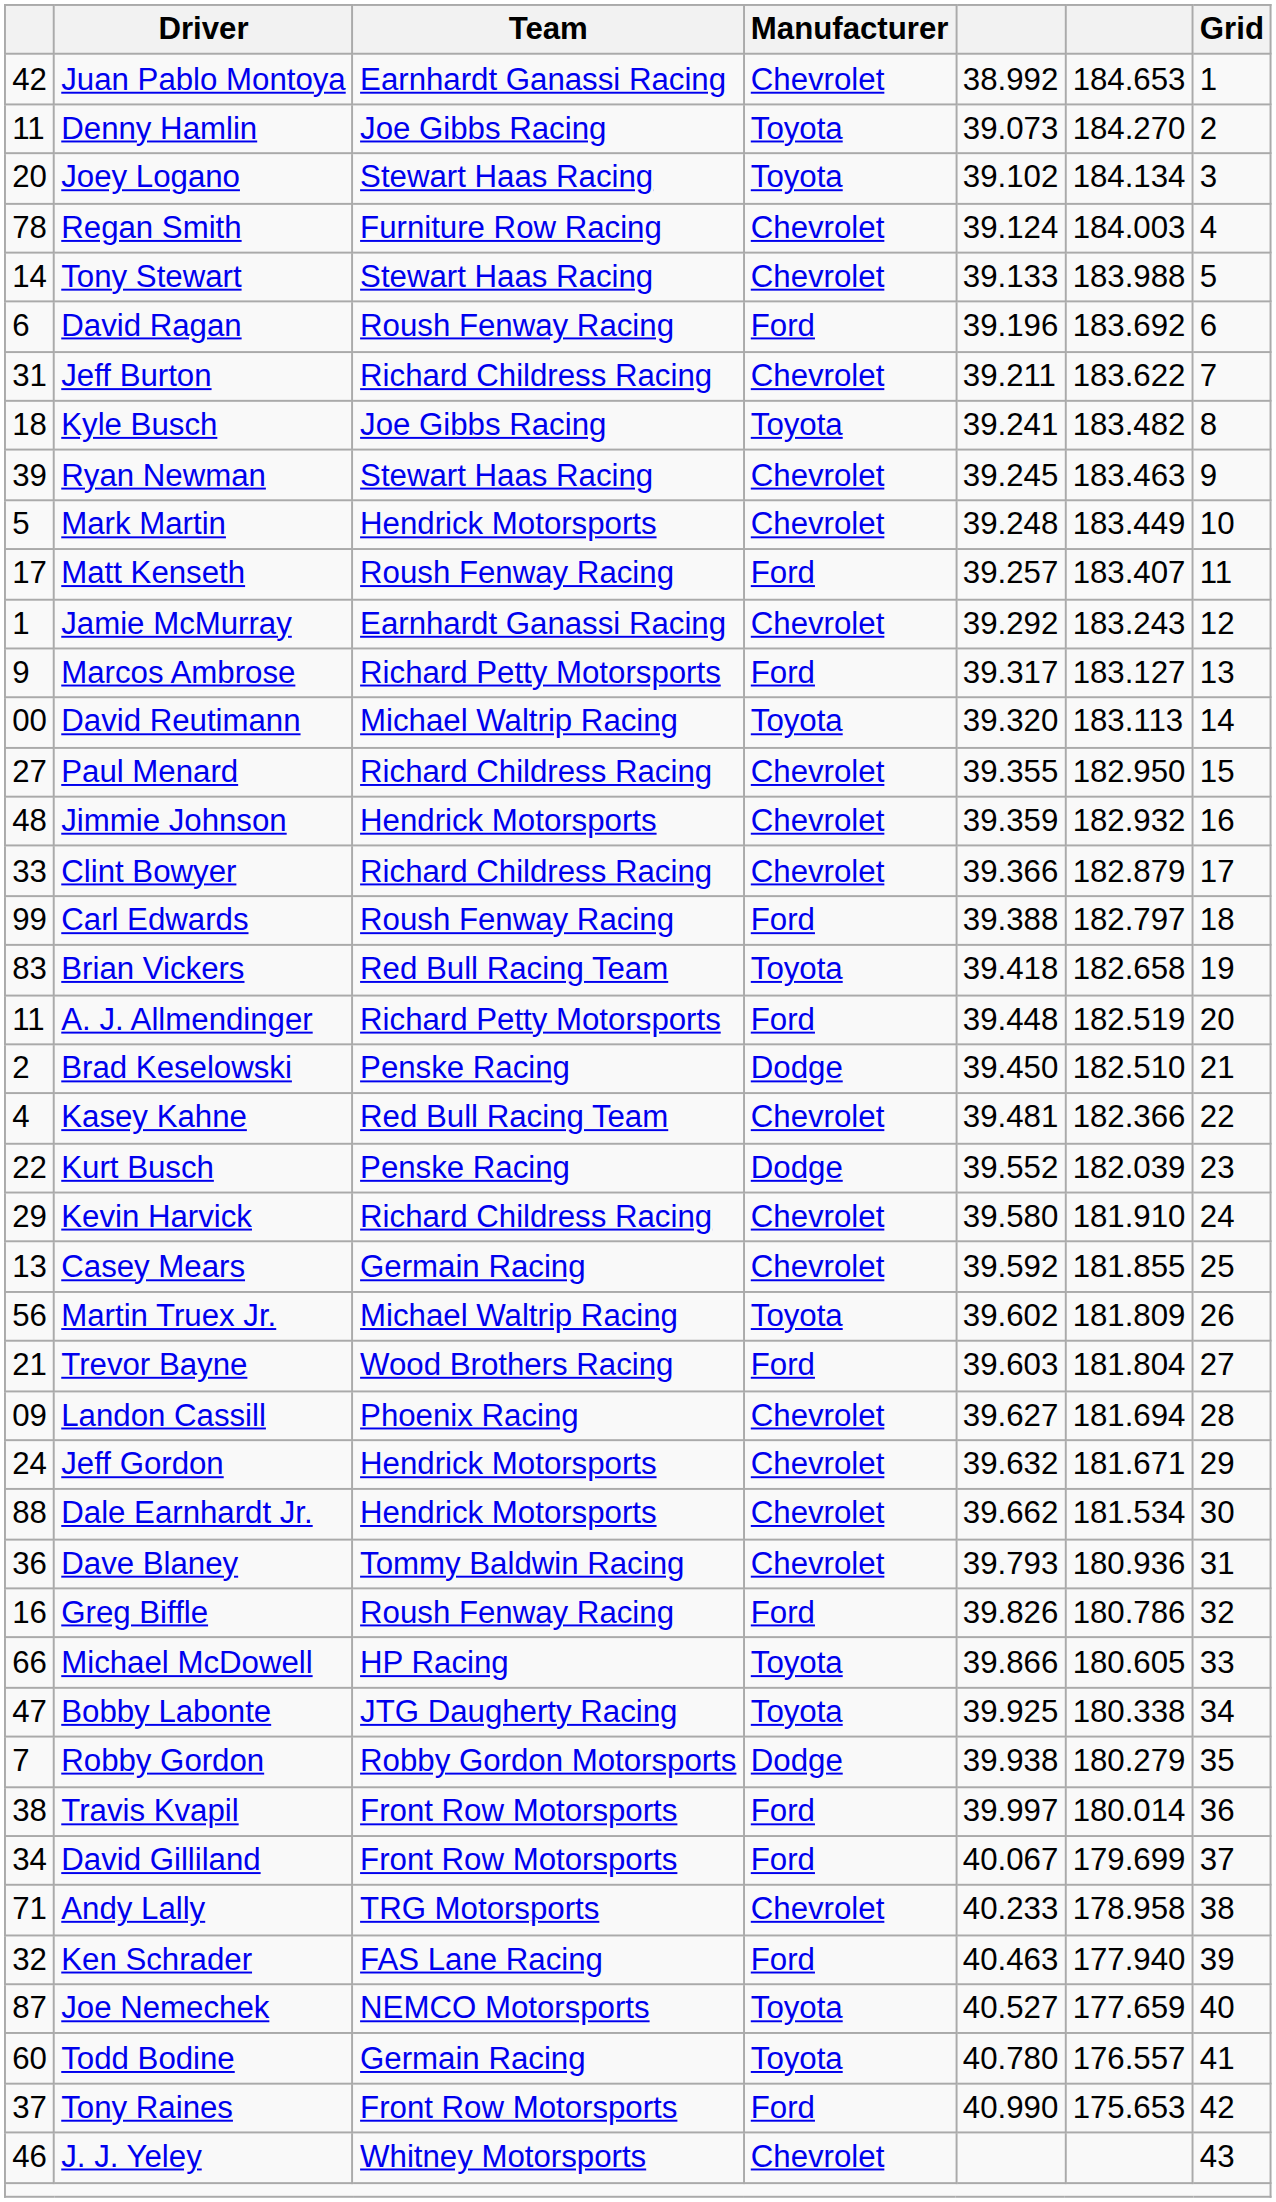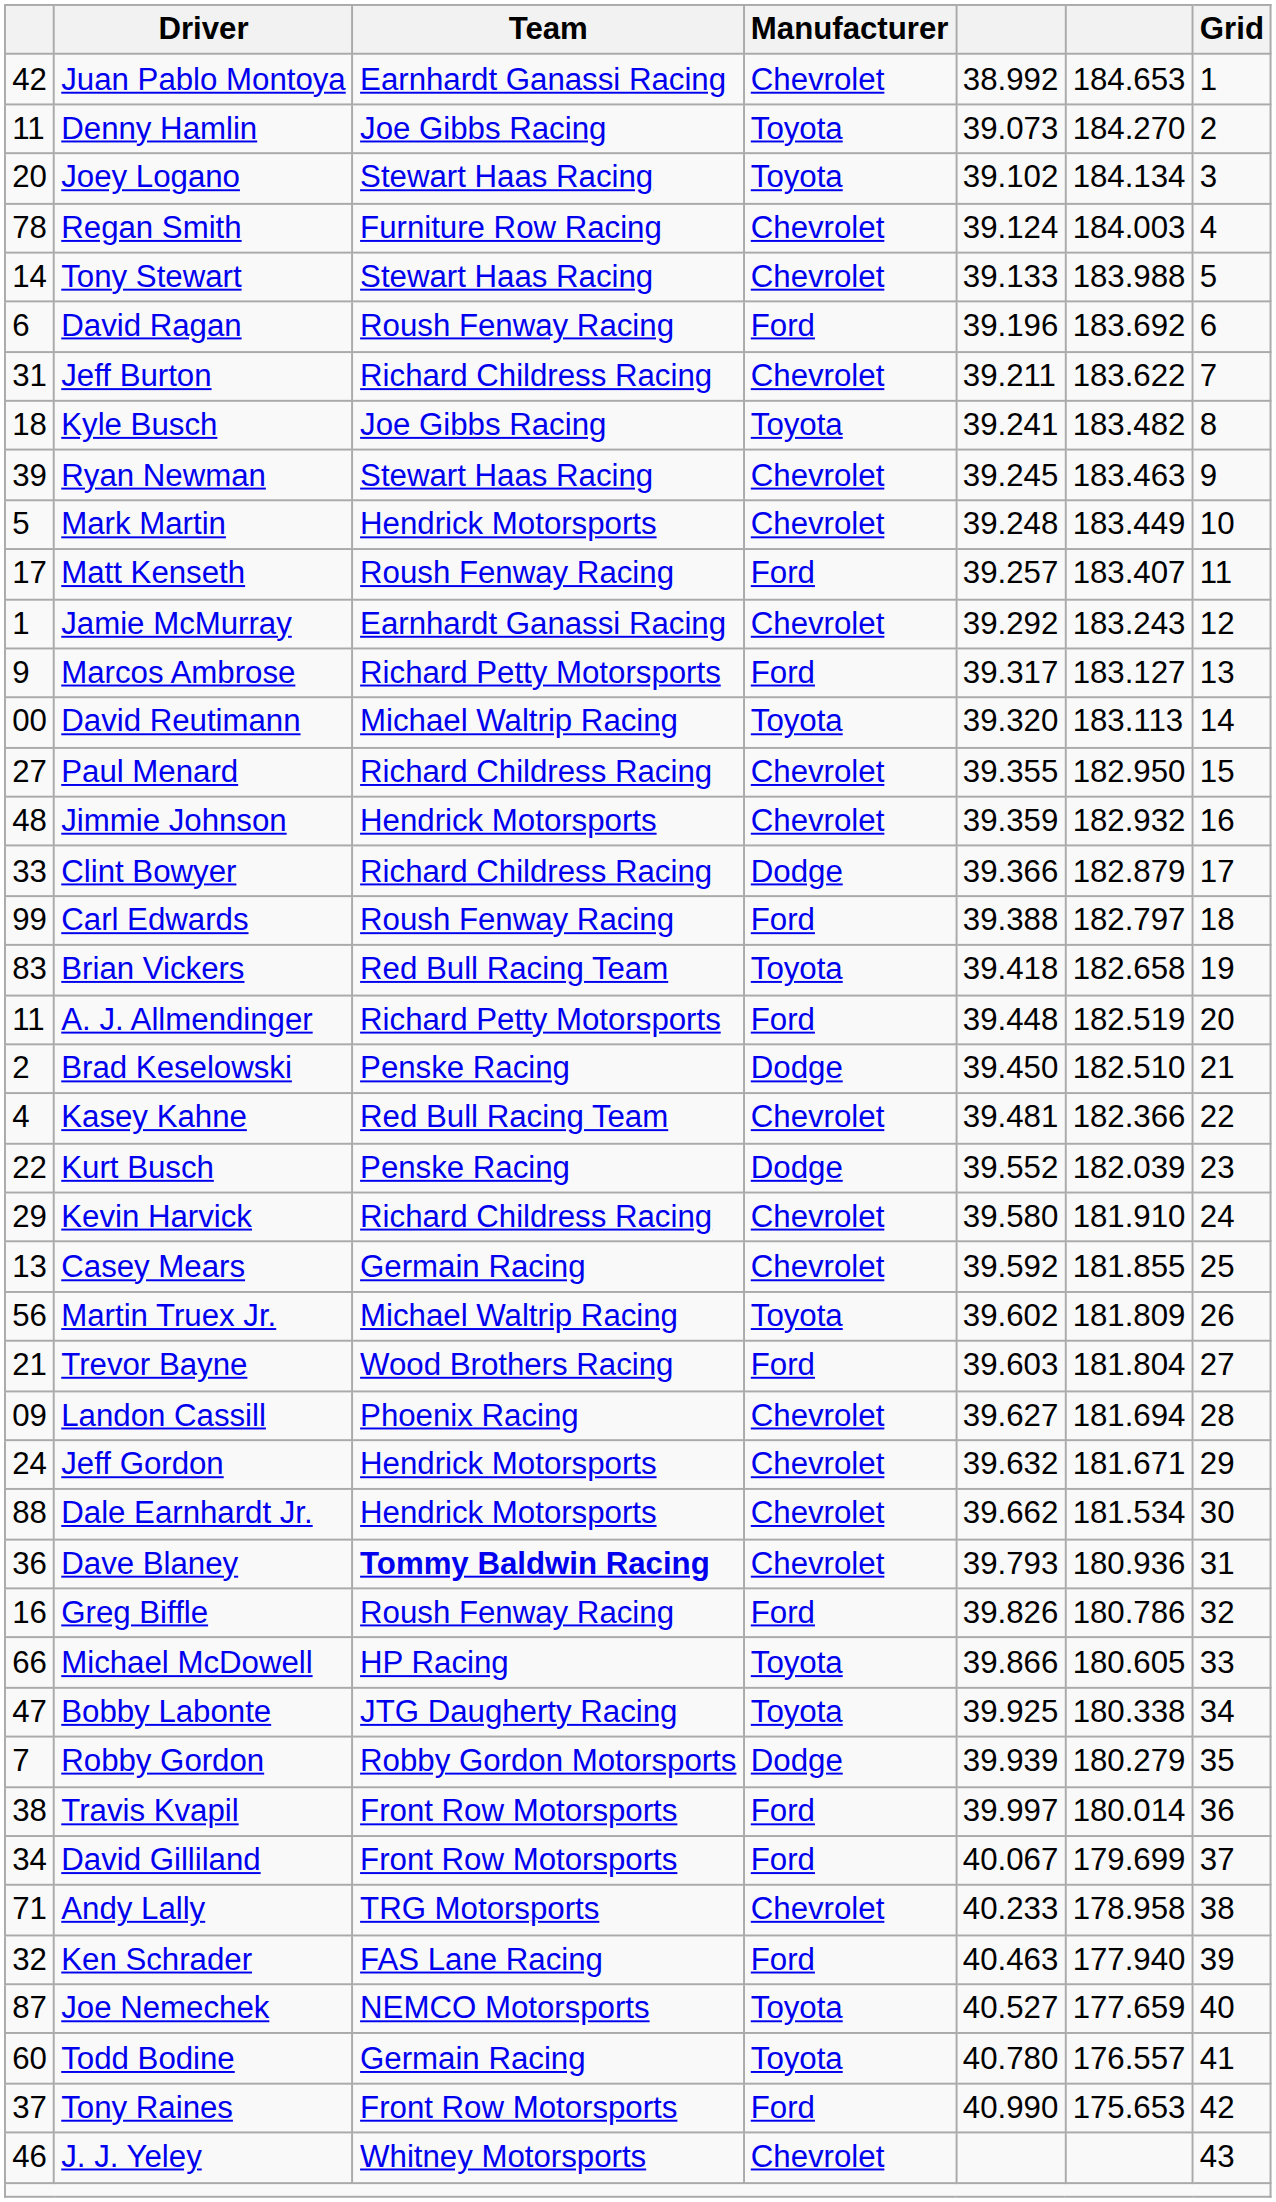(818, 870) Chevrolet -> (797, 870) Dodge
(522, 1563) normal -> (535, 1563) bold
(1011, 1761) 39.938 -> (1011, 1761) 39.939
